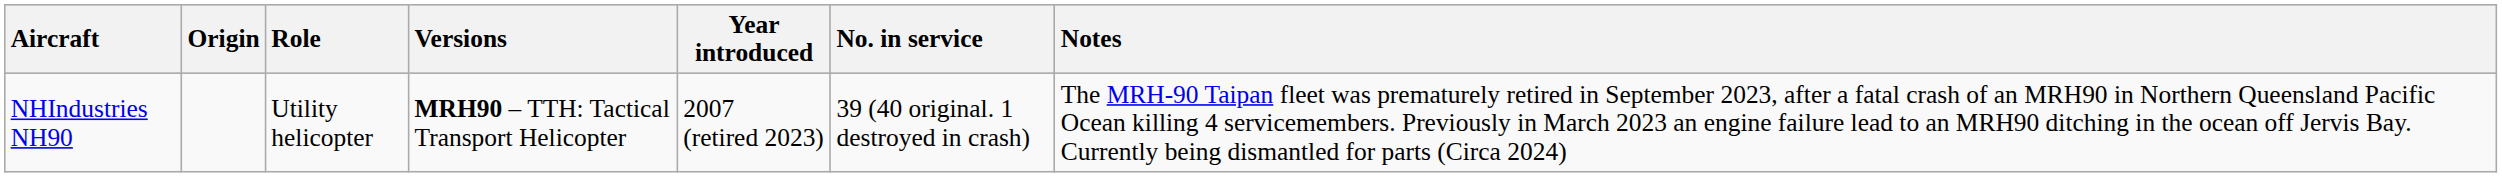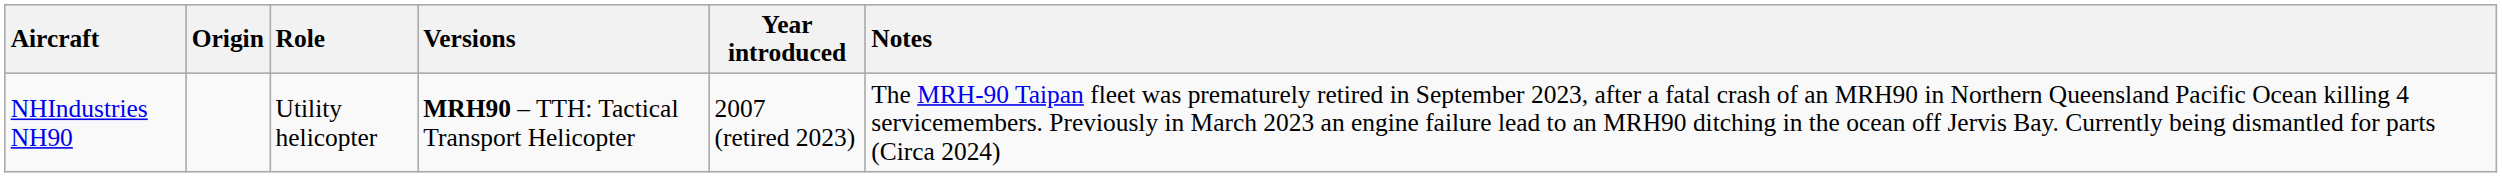- column: (910, 38)
